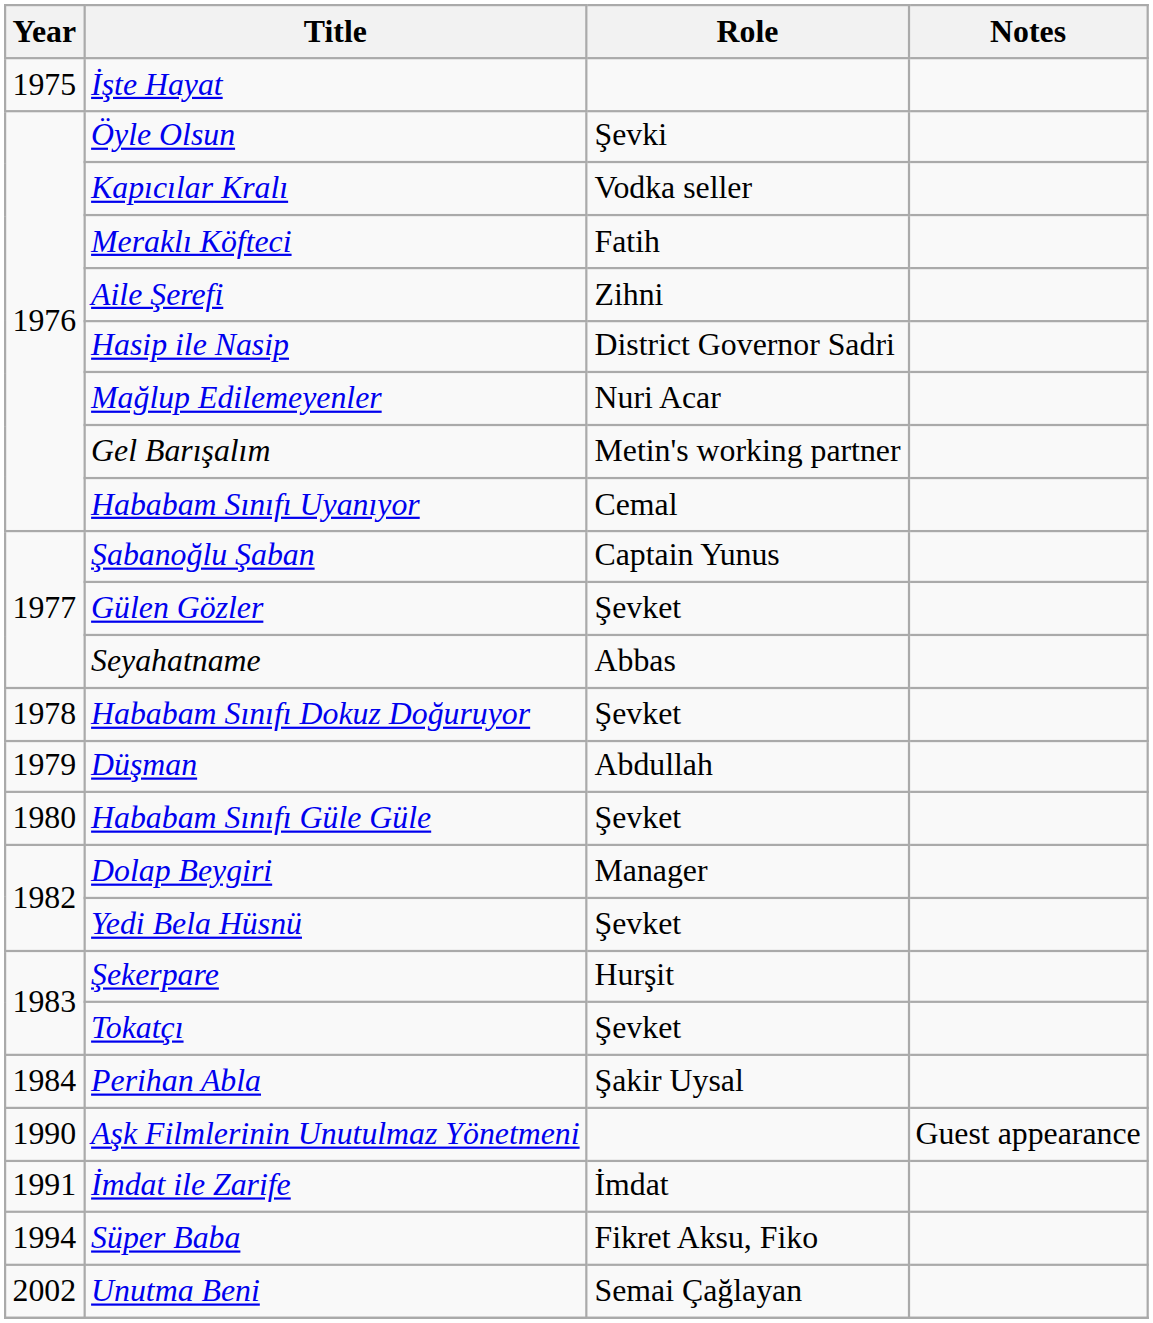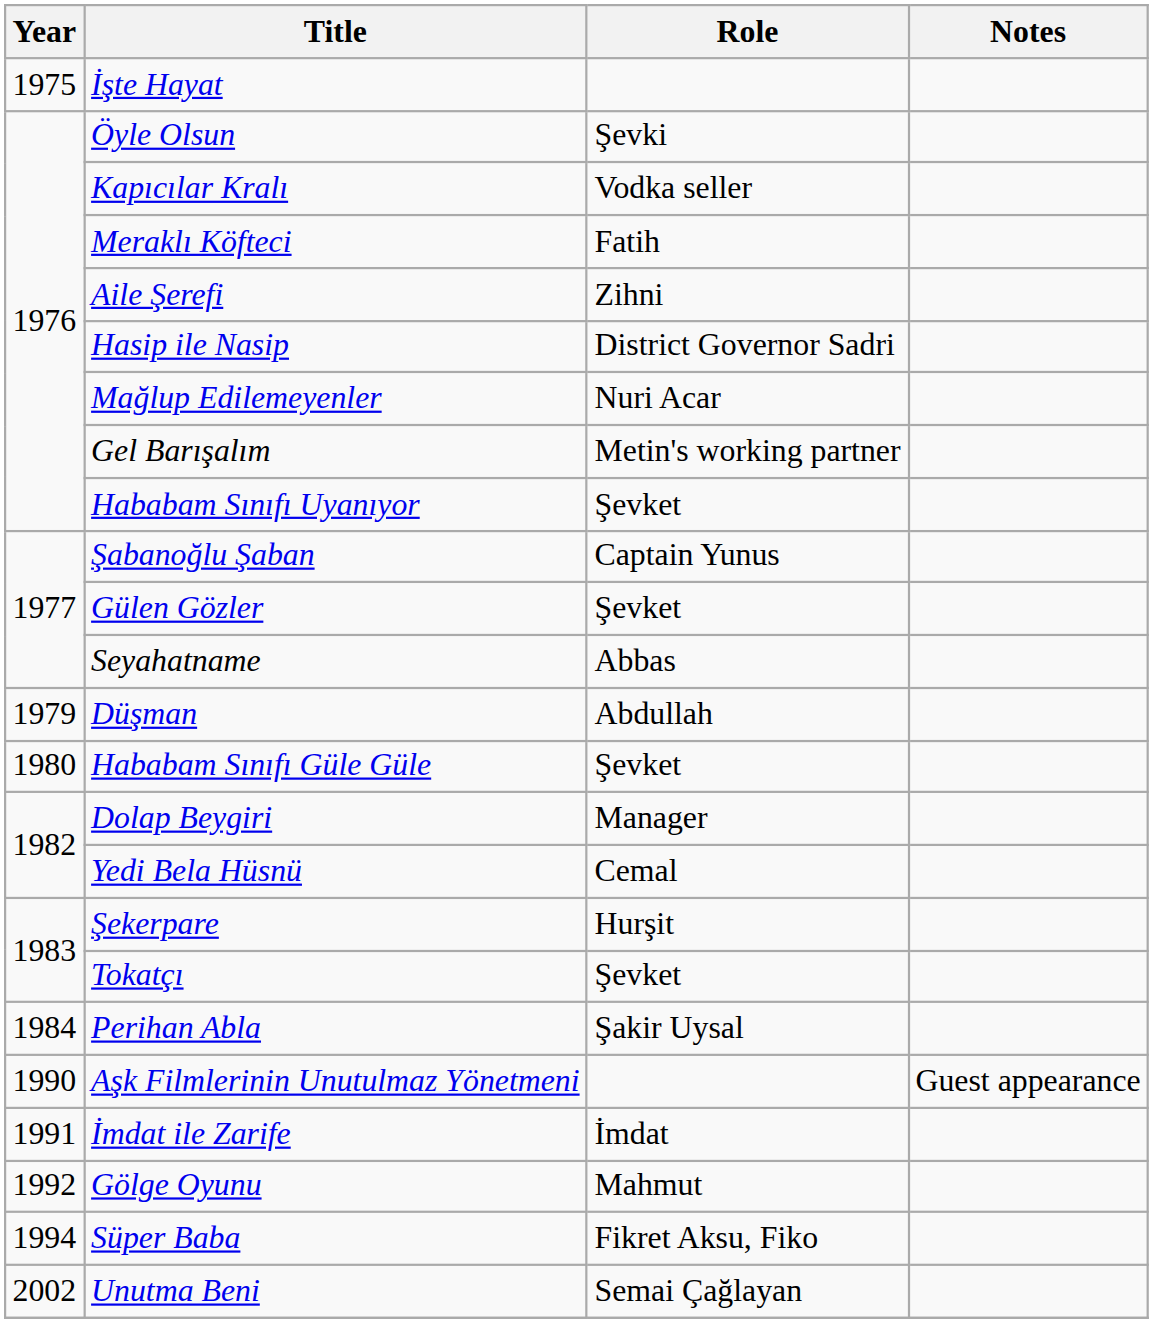(636, 503) Cemal -> (638, 503) Şevket
- row: (311, 713)
(638, 923) Şevket -> (636, 870) Cemal
+ row: (176, 1185)
